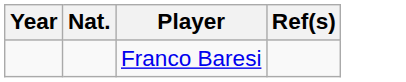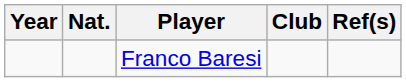+ column: (297, 22)
